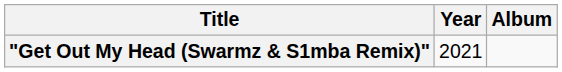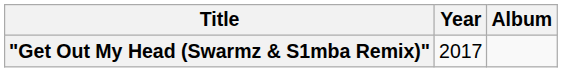(461, 50) 2021 -> (461, 50) 2017
